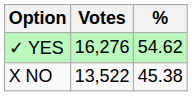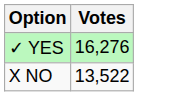- column: (160, 18)
